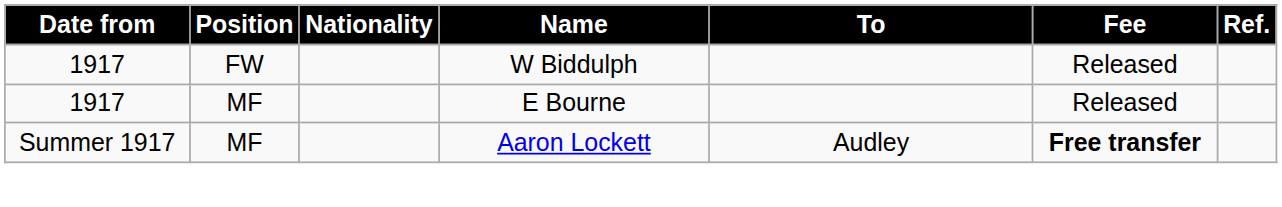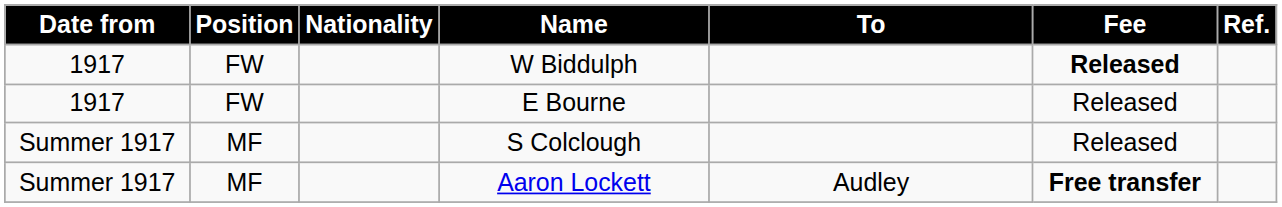(1125, 64) normal -> (1125, 64) bold
(244, 104) MF -> (244, 104) FW
+ row: (574, 143)
